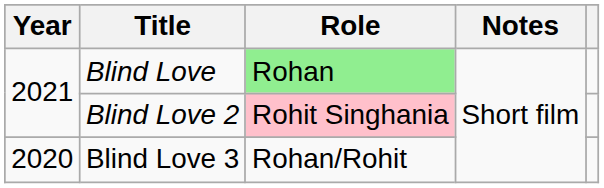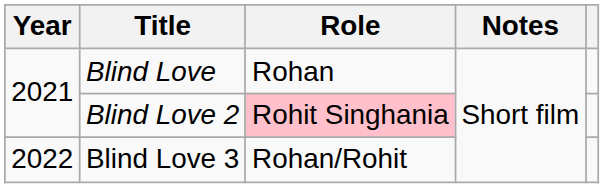(293, 70) lightgreen background -> (293, 70) no background
(42, 159) 2020 -> (42, 159) 2022
